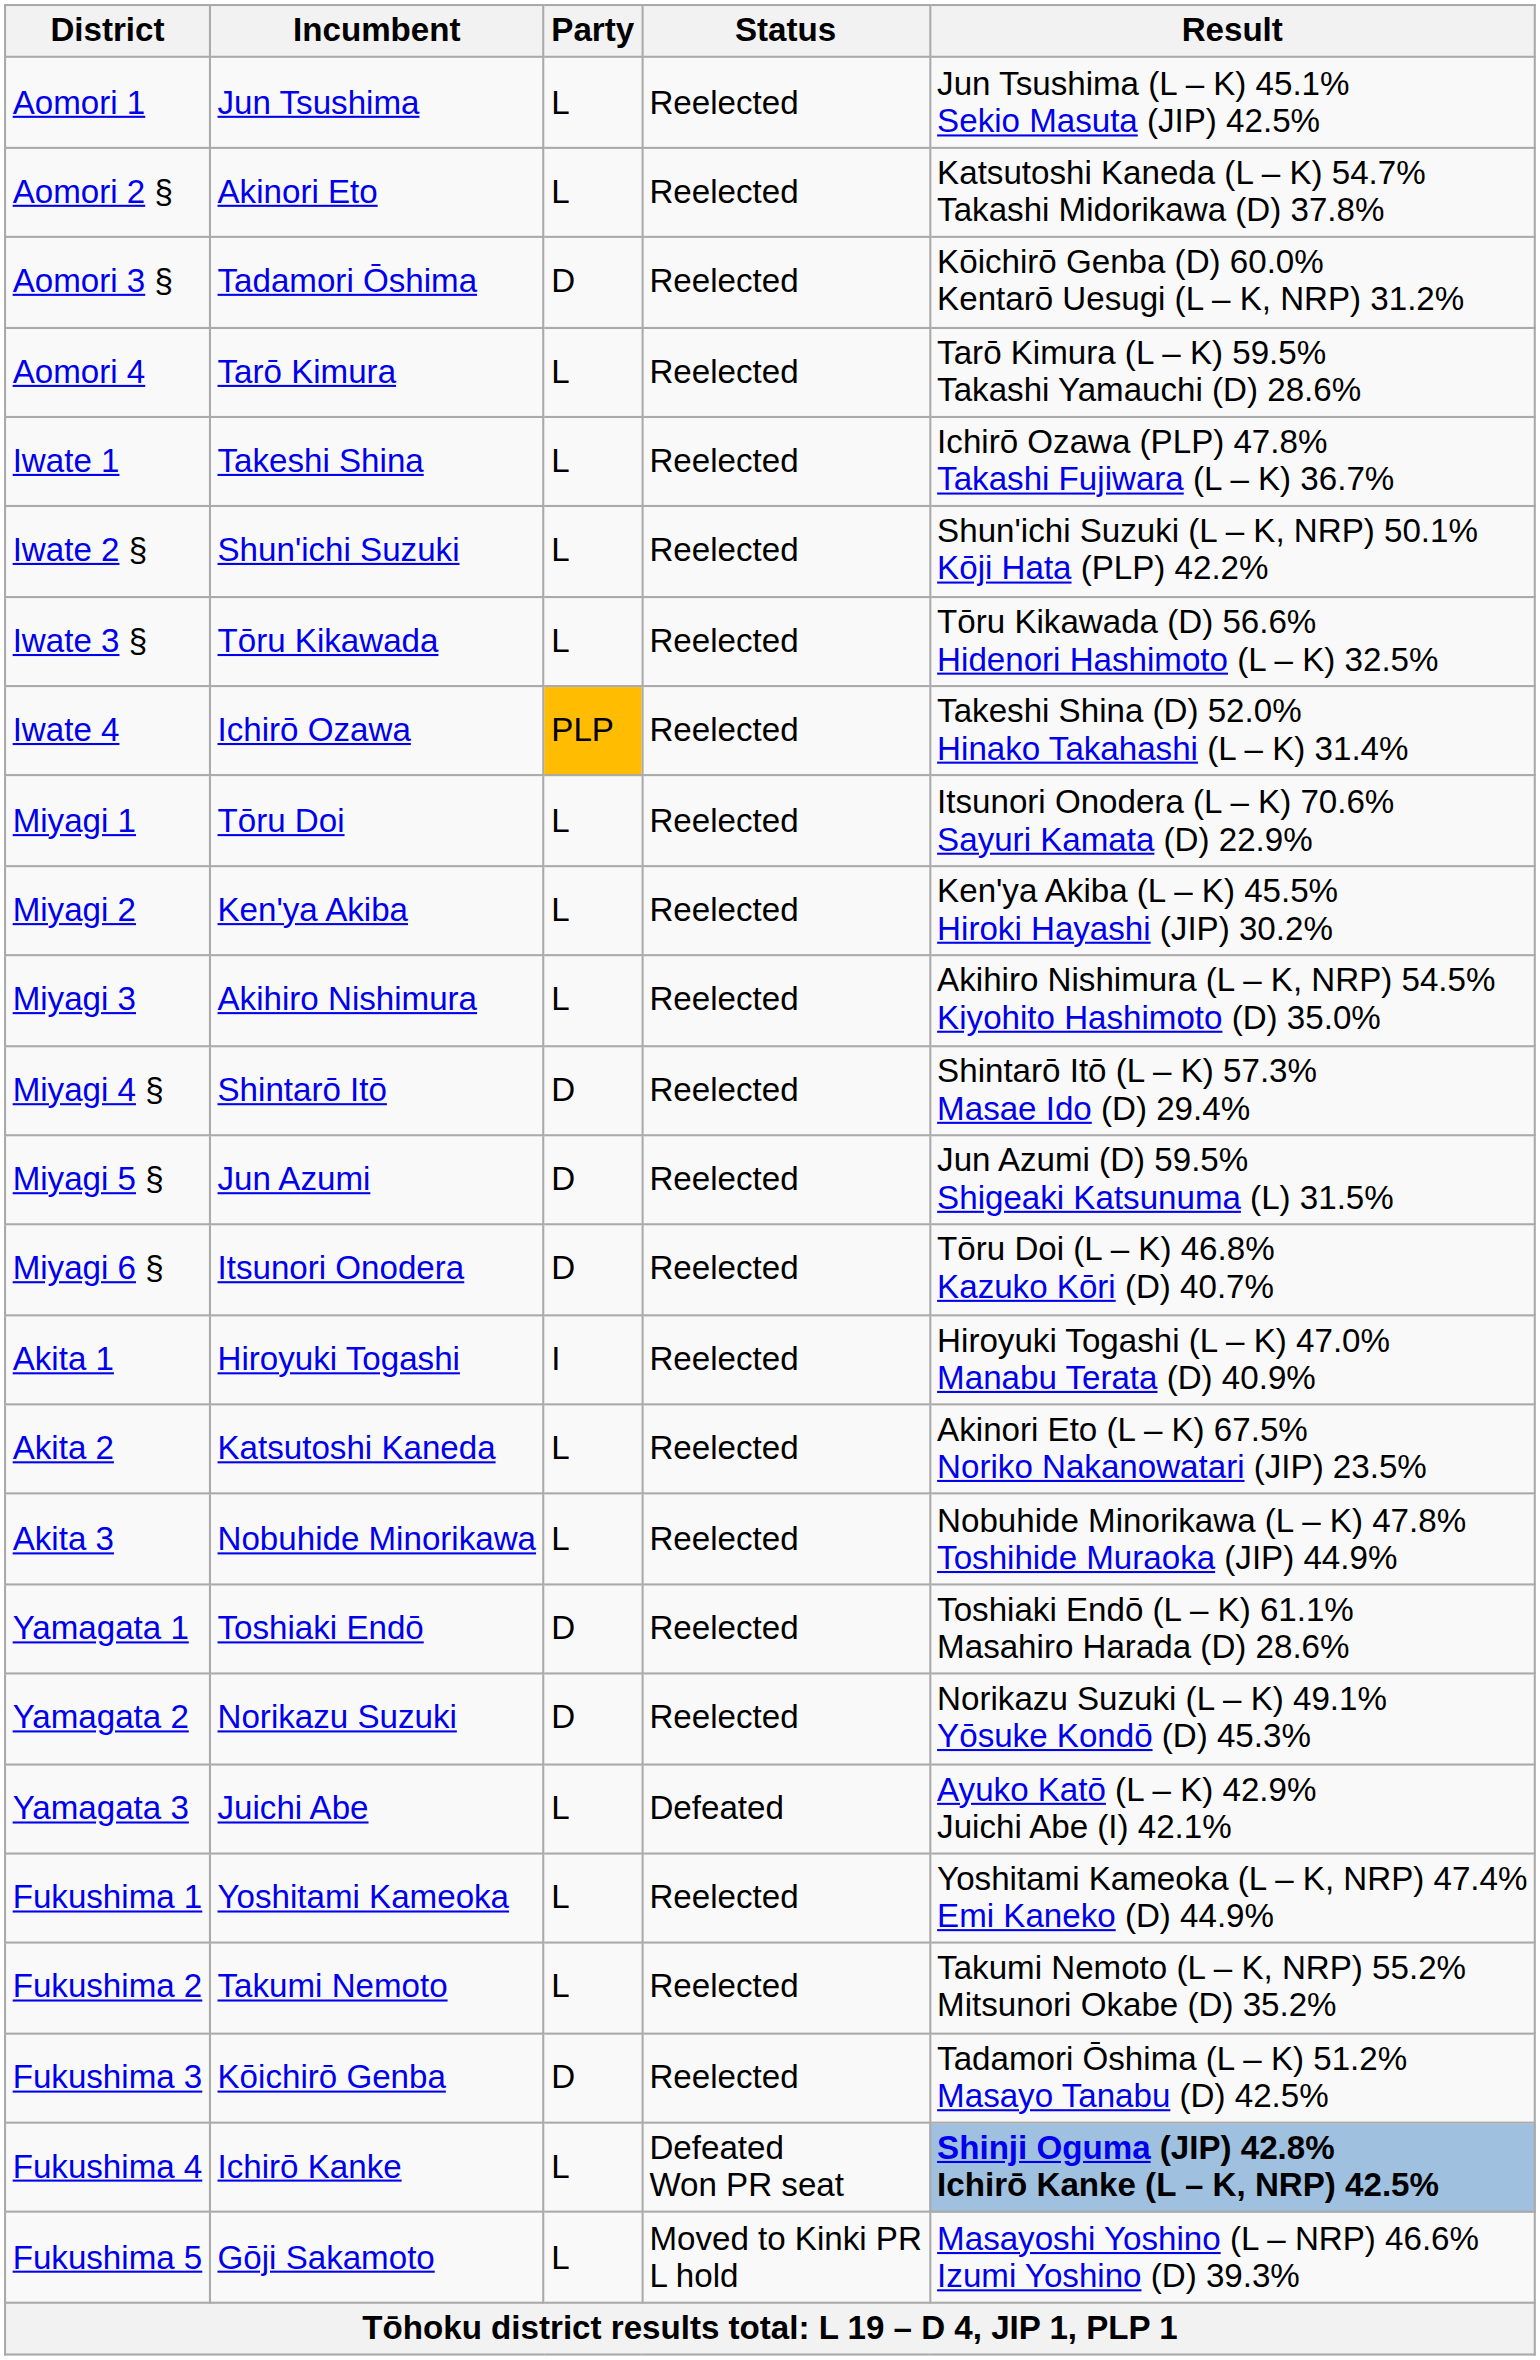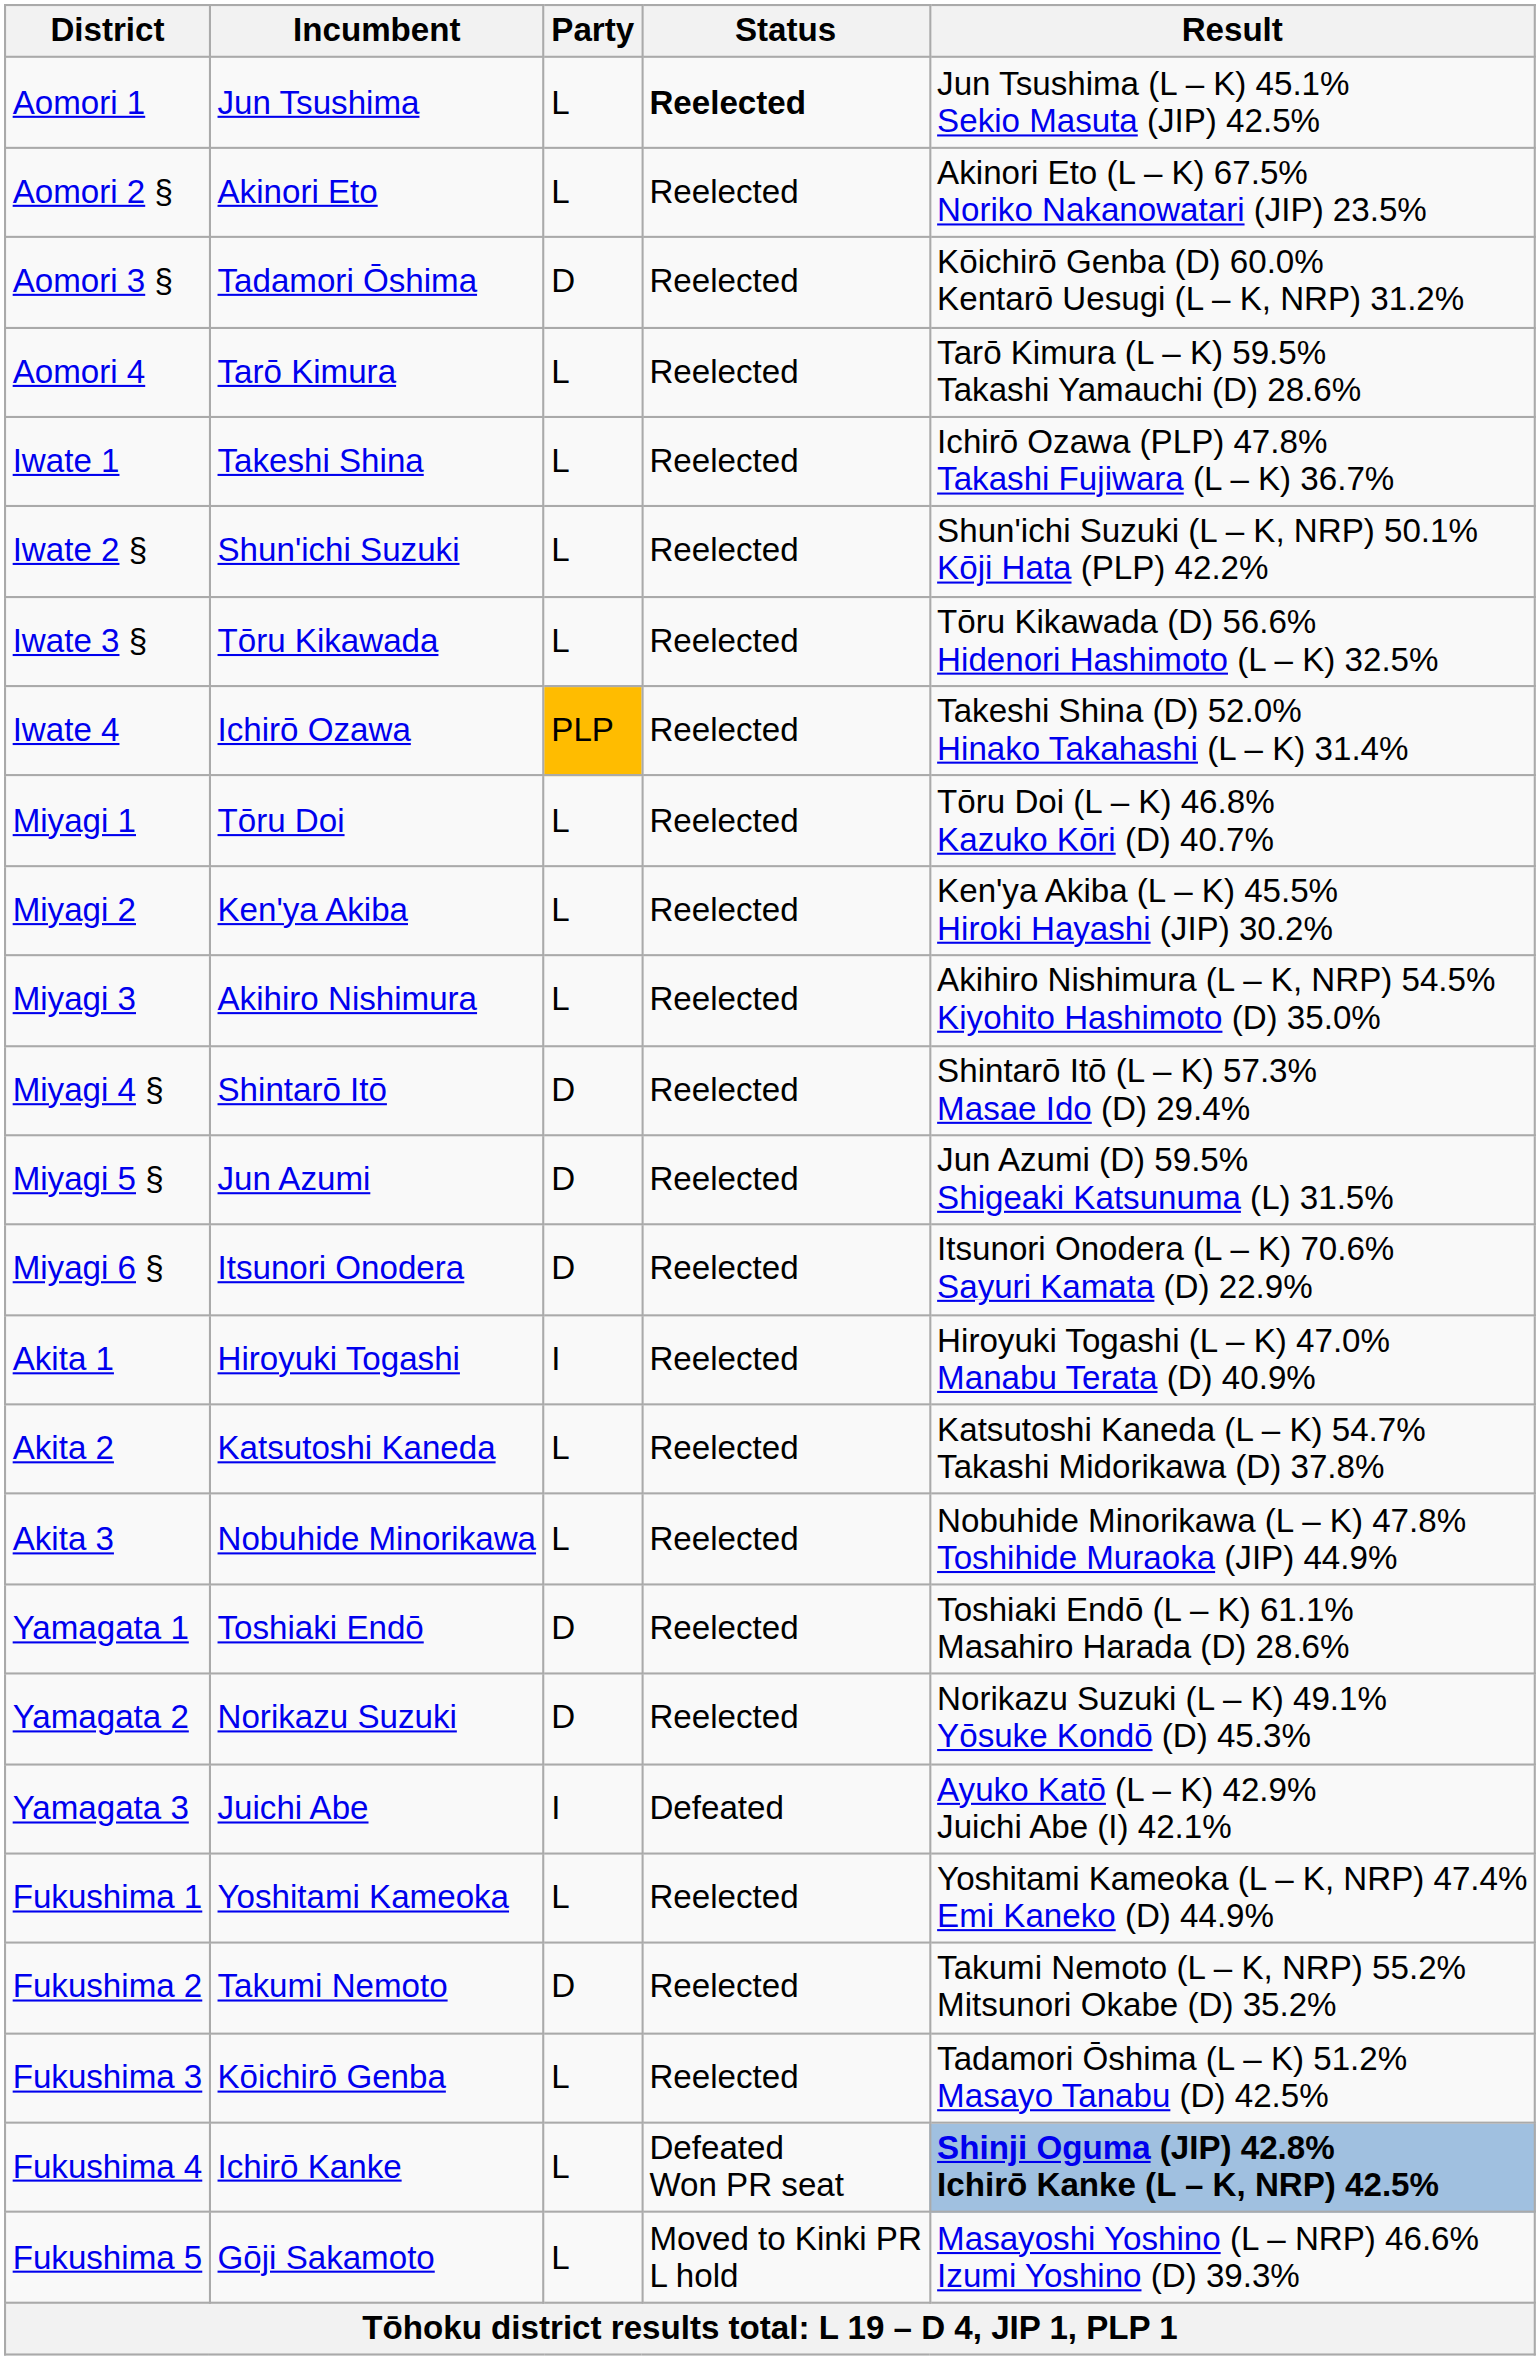(724, 101) normal -> (728, 101) bold
(1181, 191) Katsutoshi Kaneda (L – K) 54.7% Takashi Midorikawa (D) 37.8% -> (1182, 191) Akinori Eto (L – K) 67.5% Noriko Nakanowatari (JIP) 23.5%
(1166, 820) Itsunori Onodera (L – K) 70.6% Sayuri Kamata (D) 22.9% -> (1106, 820) Tōru Doi (L – K) 46.8% Kazuko Kōri (D) 40.7%
(1106, 1269) Tōru Doi (L – K) 46.8% Kazuko Kōri (D) 40.7% -> (1166, 1269) Itsunori Onodera (L – K) 70.6% Sayuri Kamata (D) 22.9%
(1182, 1448) Akinori Eto (L – K) 67.5% Noriko Nakanowatari (JIP) 23.5% -> (1181, 1448) Katsutoshi Kaneda (L – K) 54.7% Takashi Midorikawa (D) 37.8%
(561, 1807) L -> (556, 1807) I
(561, 1987) L -> (563, 1987) D
(563, 2077) D -> (561, 2077) L
